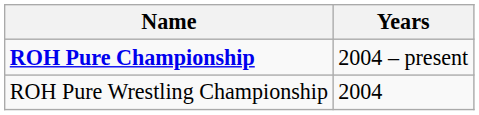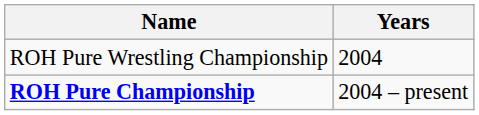rows swapped: (169, 92) <-> (132, 57)
